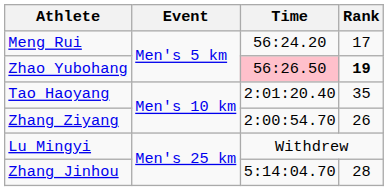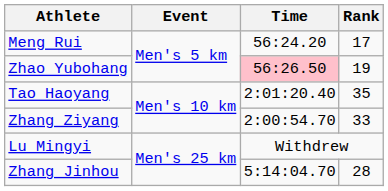(361, 69) bold -> (361, 69) normal
(361, 120) 26 -> (361, 120) 33
